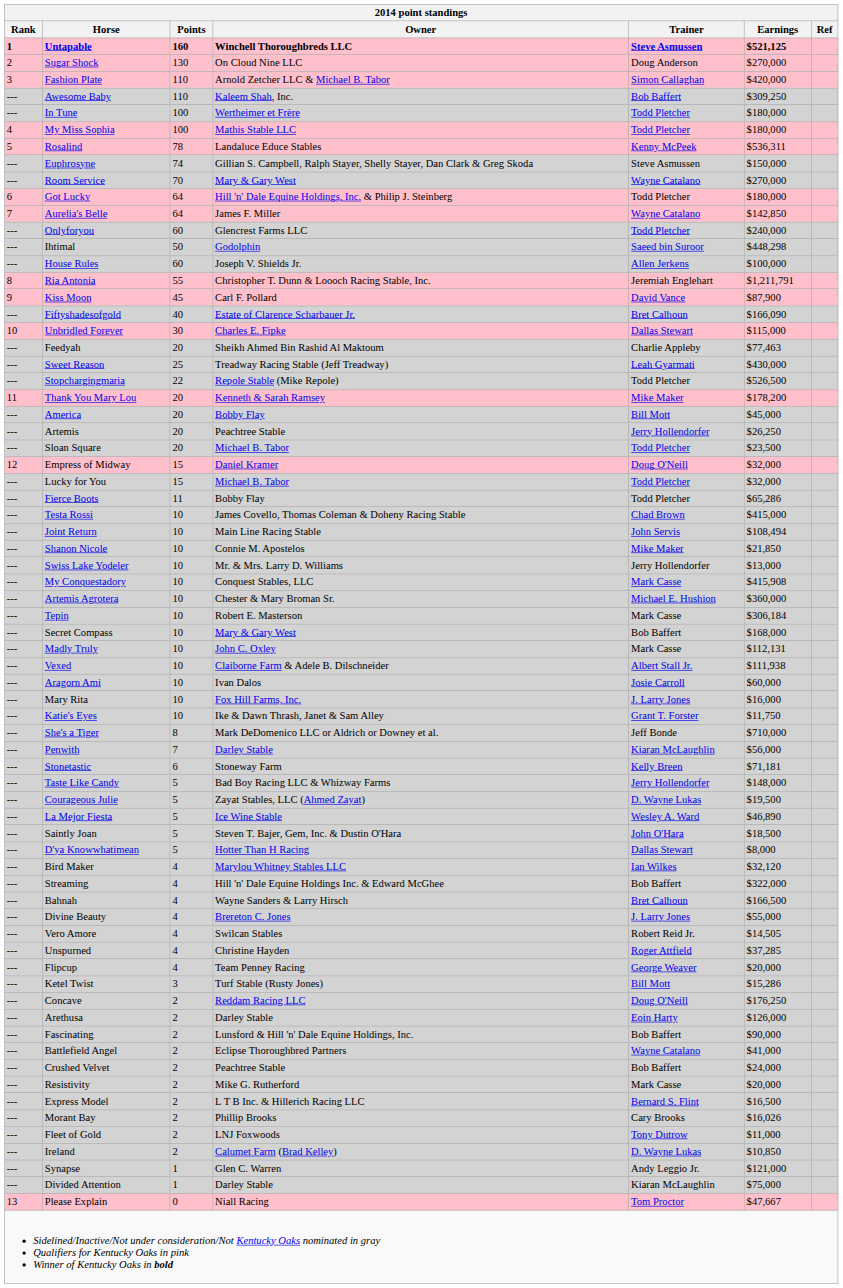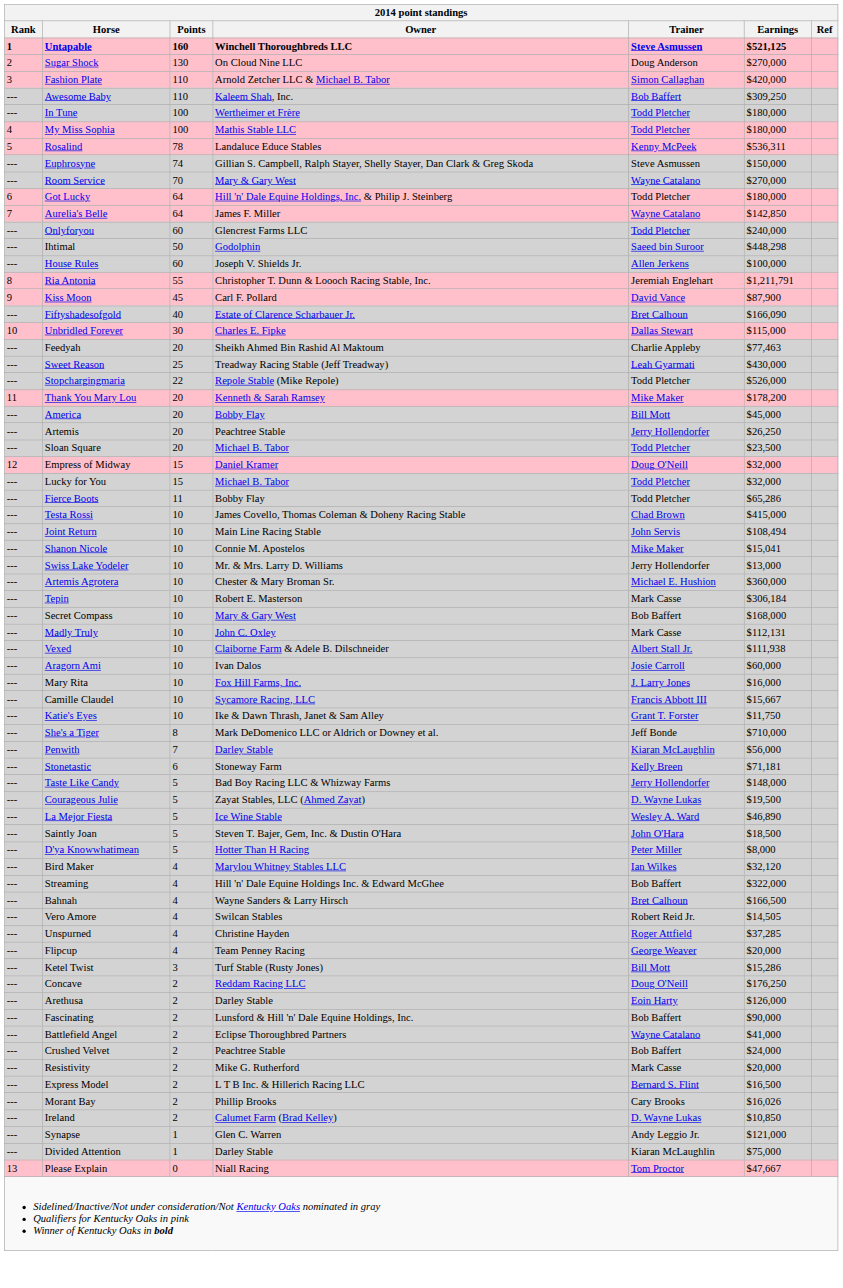(766, 381) $526,500 -> (766, 381) $526,000
(764, 548) $21,850 -> (764, 548) $15,041
- row: (85, 582)
+ row: (79, 699)
(662, 850) Dallas Stewart -> (656, 850) Peter Miller
- row: (75, 917)
- row: (73, 1134)
